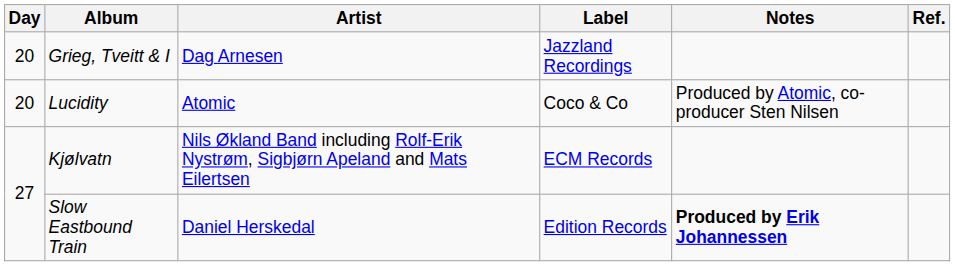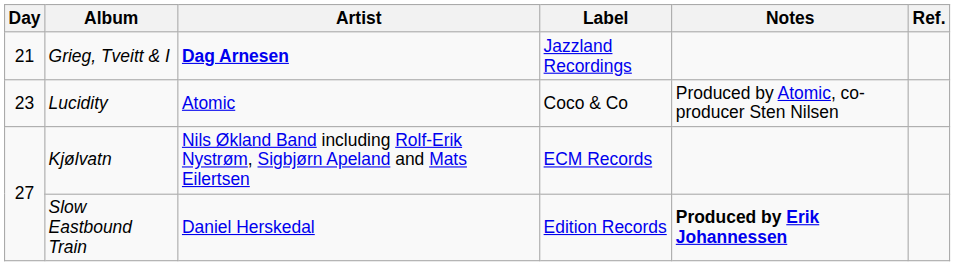(25, 55) 20 -> (25, 55) 21
(232, 55) normal -> (235, 55) bold
(25, 103) 20 -> (25, 103) 23
